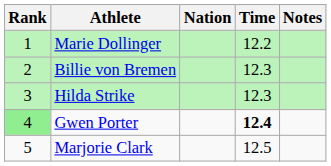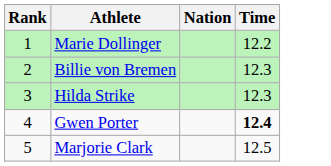- column: (303, 17)
(28, 122) lightgreen background -> (28, 122) no background
